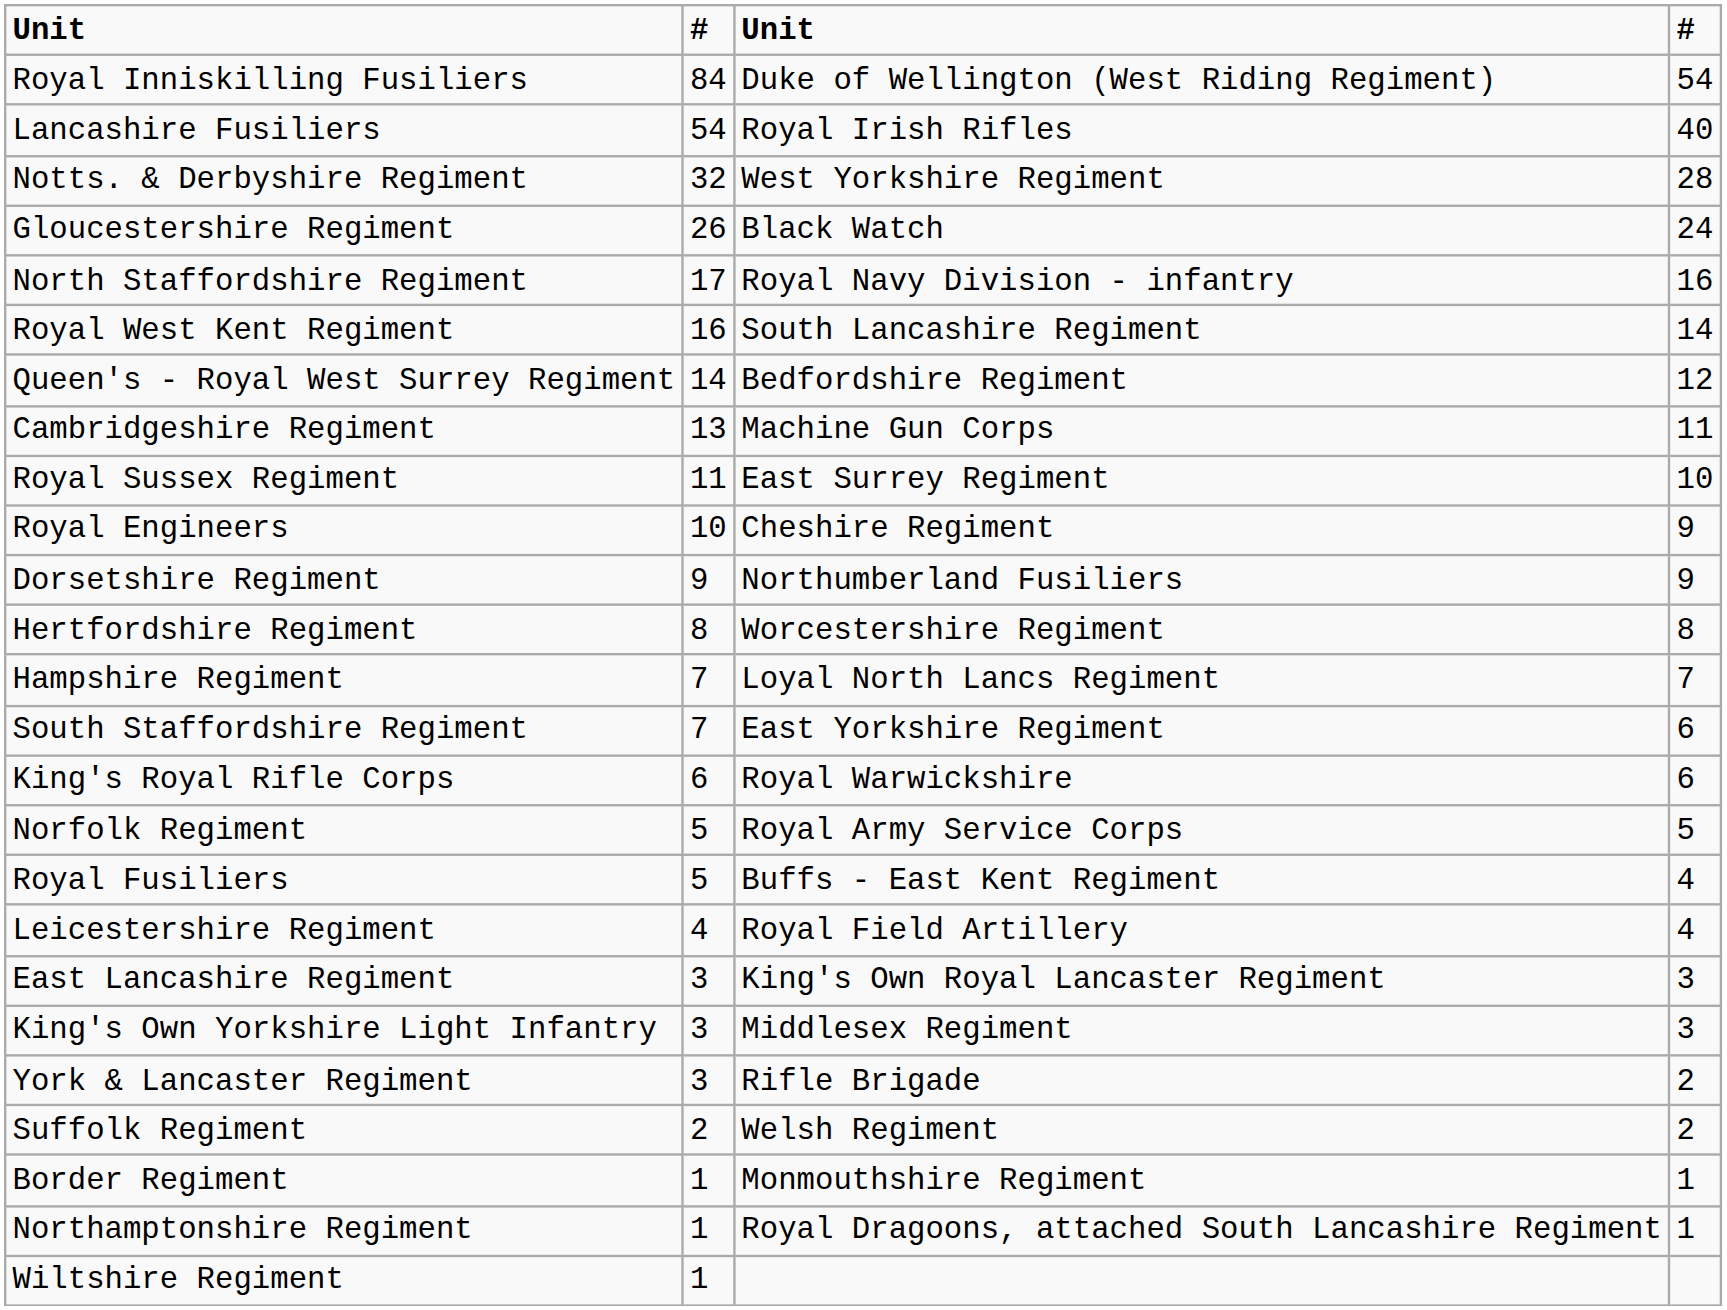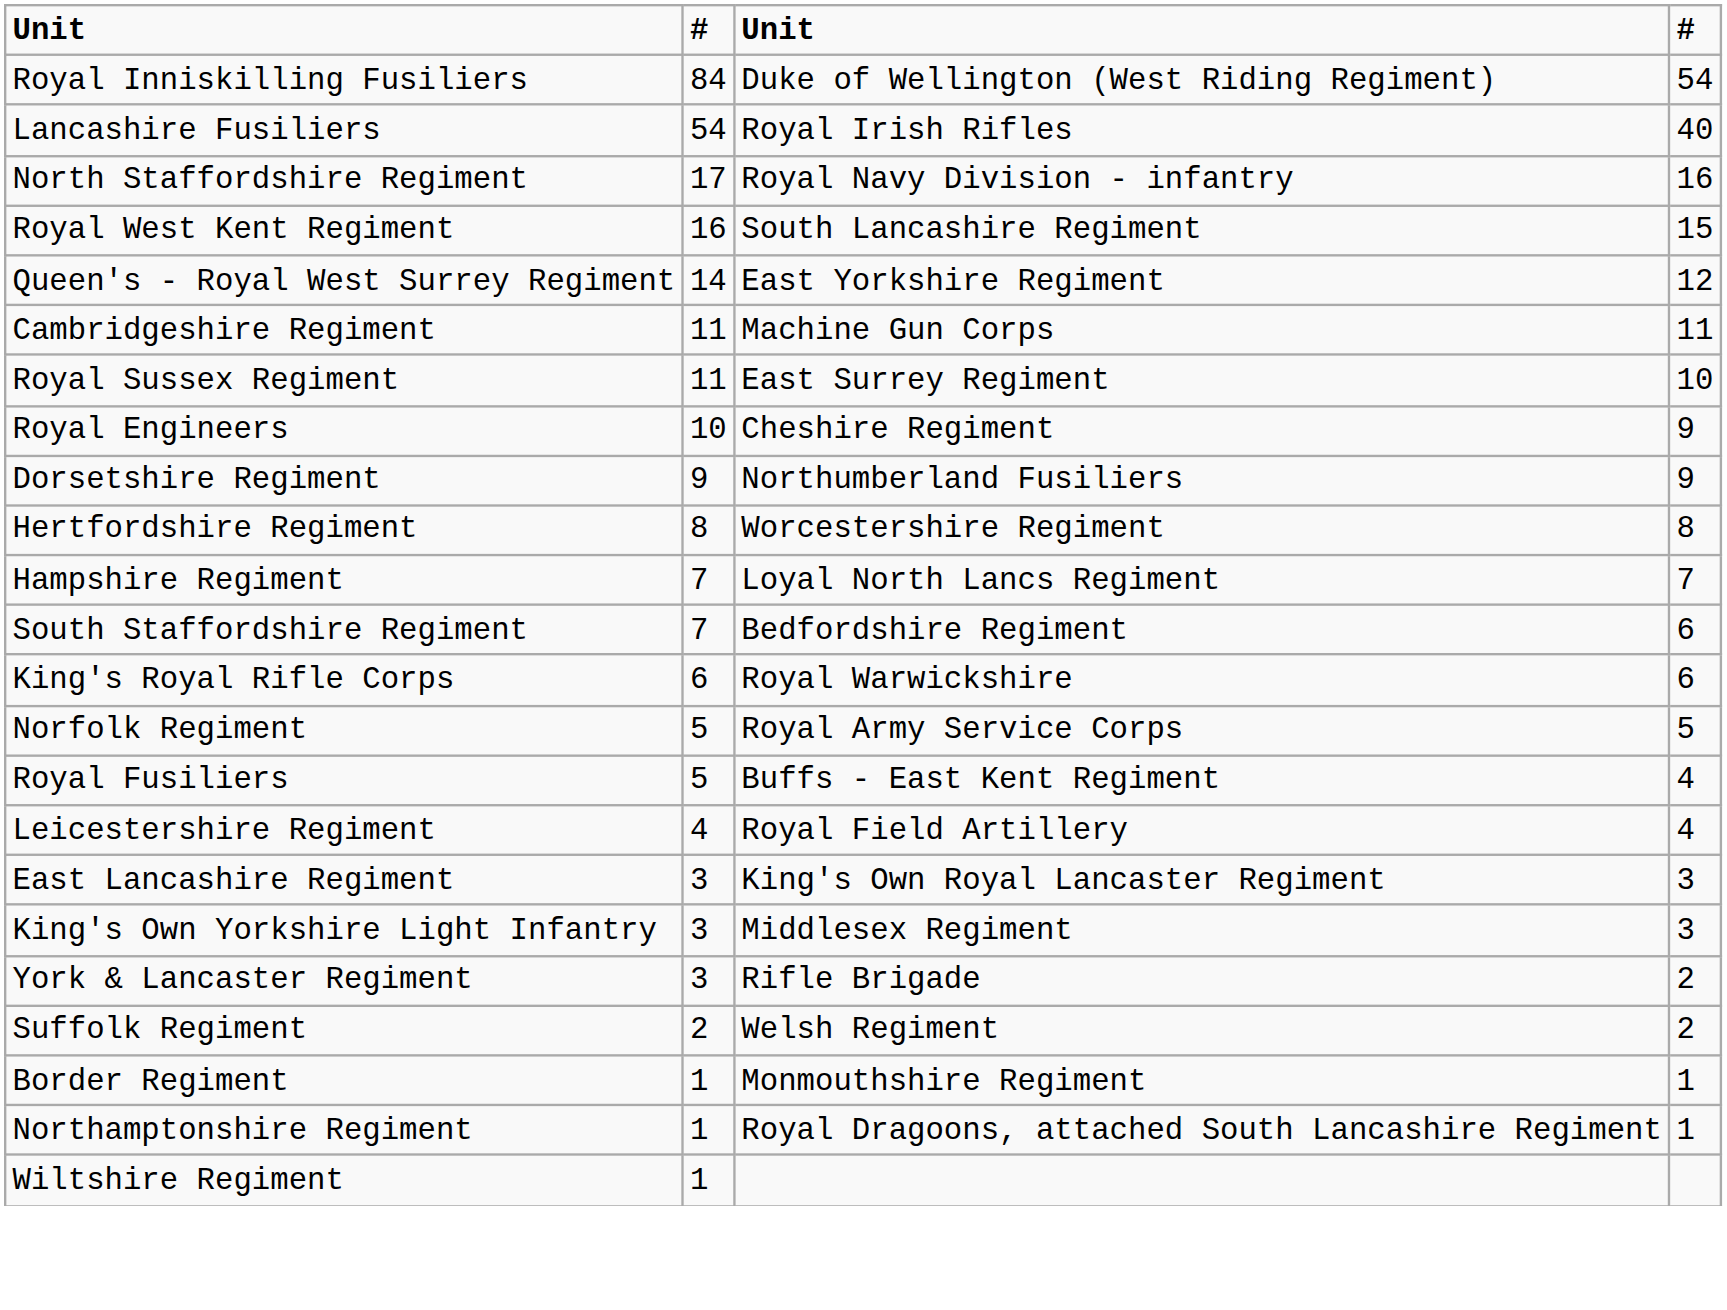- row: (270, 180)
- row: (233, 230)
(1695, 330) 14 -> (1695, 230) 15
(935, 380) Bedfordshire Regiment -> (953, 280) East Yorkshire Regiment
(708, 430) 13 -> (708, 330) 11
(953, 730) East Yorkshire Regiment -> (935, 630) Bedfordshire Regiment
